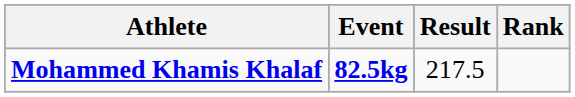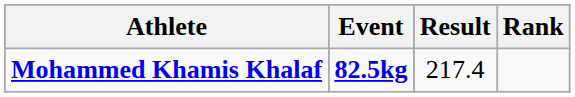(455, 69) 217.5 -> (455, 69) 217.4
